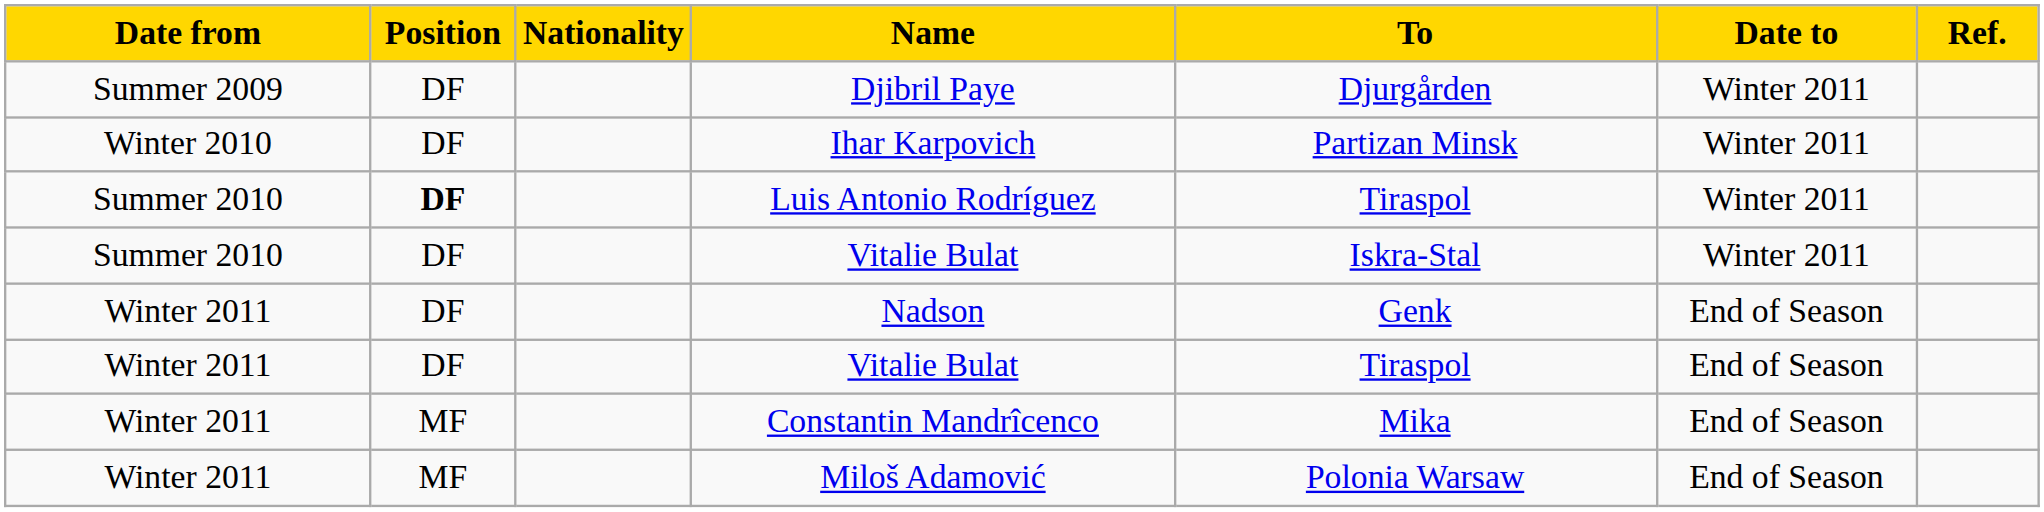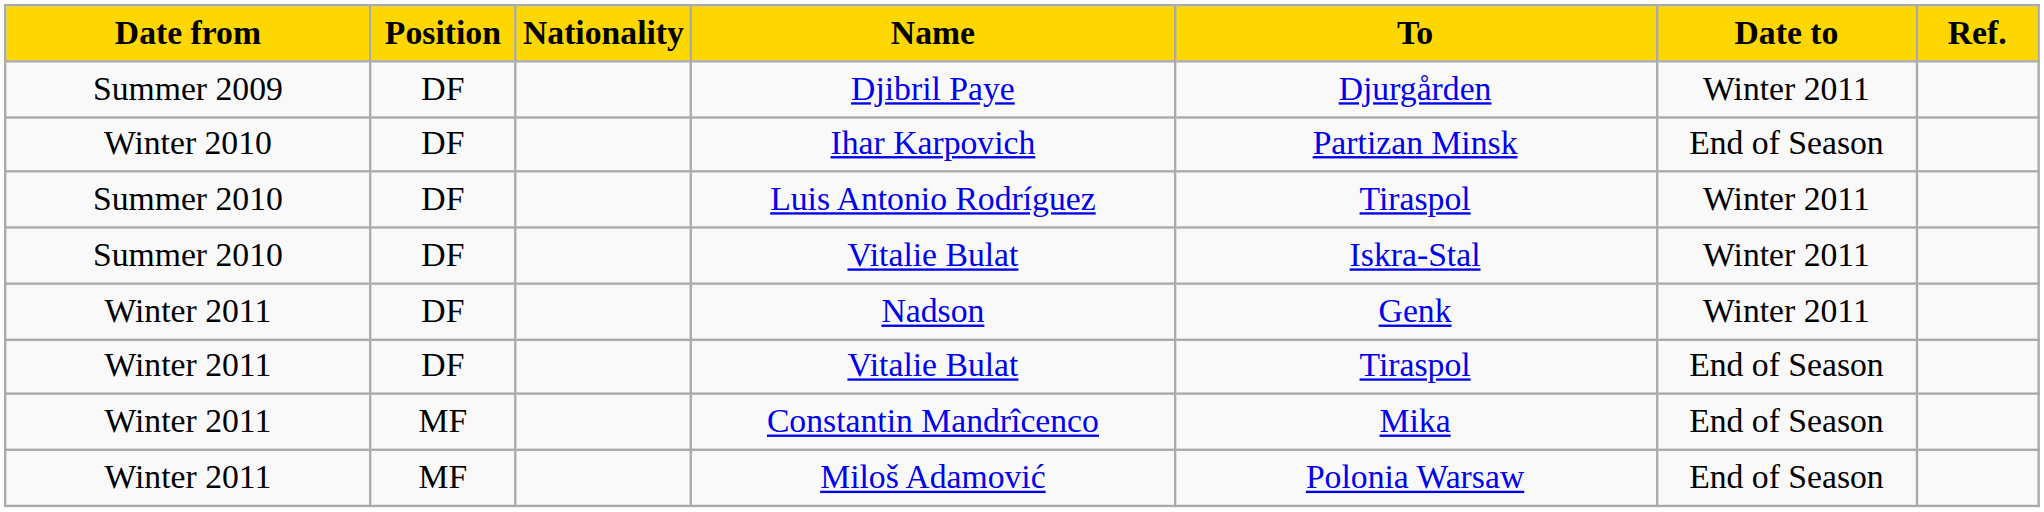(1786, 143) Winter 2011 -> (1786, 143) End of Season
(443, 199) bold -> (443, 199) normal
(1786, 310) End of Season -> (1786, 310) Winter 2011
